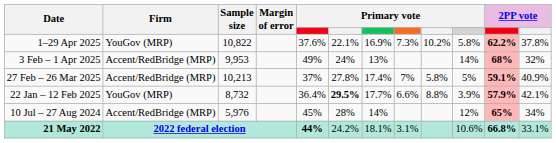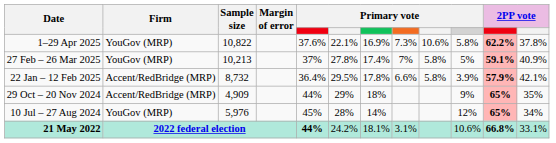(437, 43) 10.2% -> (435, 43) 10.6%
- row: (60, 60)
(160, 77) Accent/RedBridge (MRP) -> (139, 60) YouGov (MRP)
(139, 95) YouGov (MRP) -> (160, 77) Accent/RedBridge (MRP)
(345, 95) bold -> (344, 77) normal
(378, 95) 17.7% -> (376, 77) 17.8%
(437, 95) 8.8% -> (435, 77) 5.8%
+ row: (54, 95)
(160, 112) Accent/RedBridge (MRP) -> (139, 112) YouGov (MRP)
